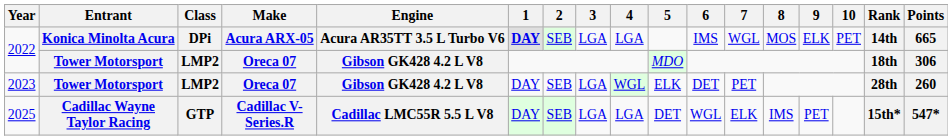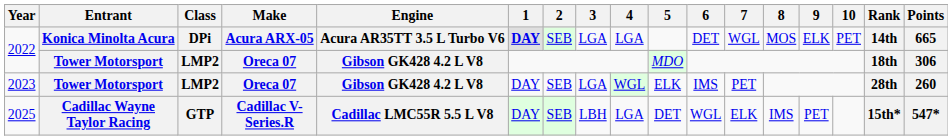(706, 38) IMS -> (706, 38) DET
(706, 84) DET -> (706, 84) IMS
(593, 115) LGA -> (593, 115) LBH
